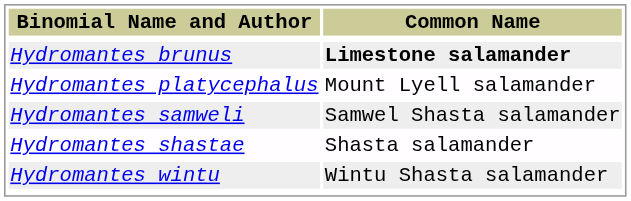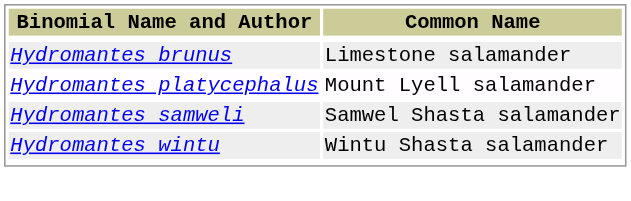(448, 55) bold -> (448, 55) normal
- row: (127, 145)
